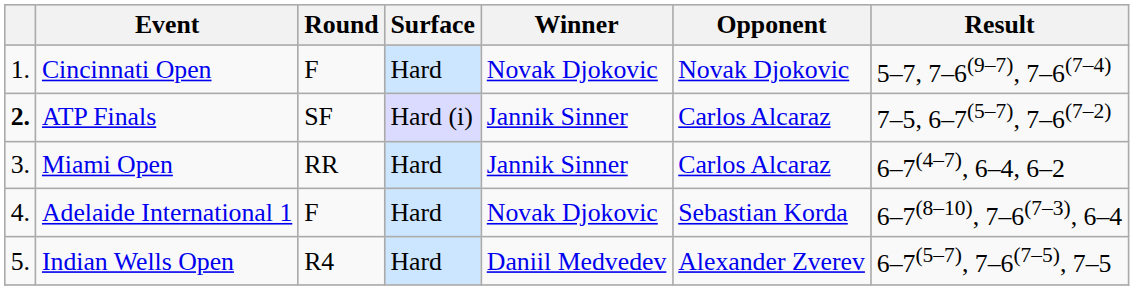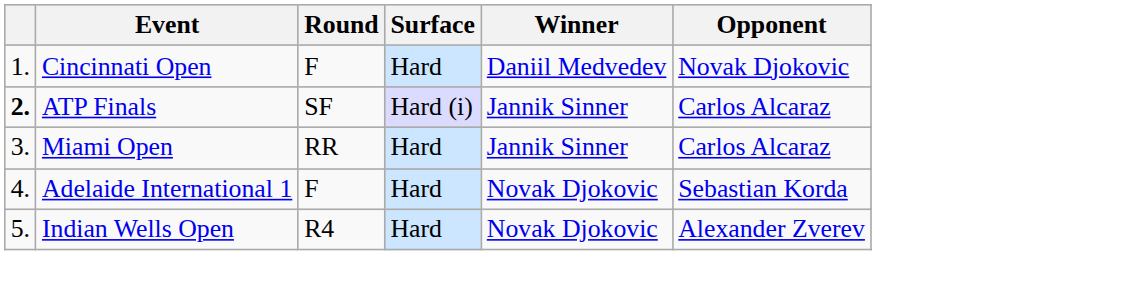- column: (999, 24)
(572, 69) Novak Djokovic -> (577, 65) Daniil Medvedev
(577, 260) Daniil Medvedev -> (572, 229) Novak Djokovic
